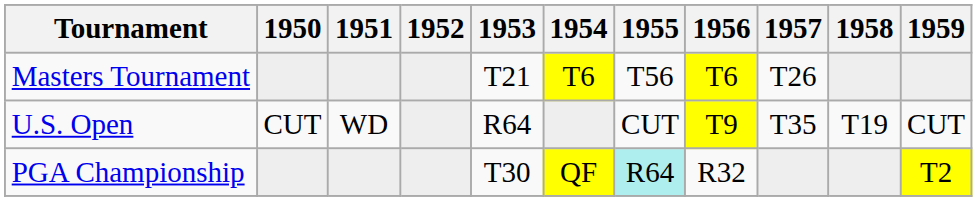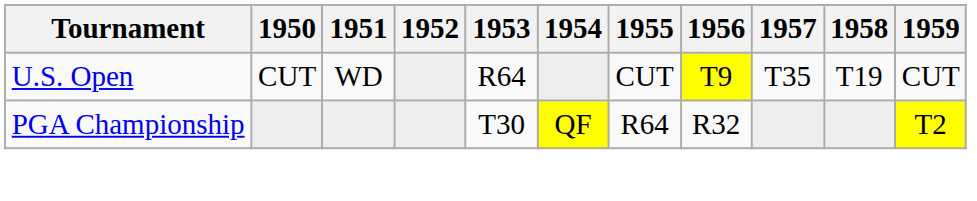- row: (131, 76)
(650, 172) paleturquoise background -> (645, 124) no background
